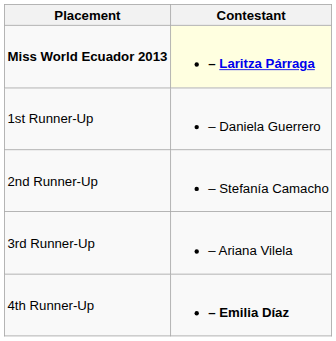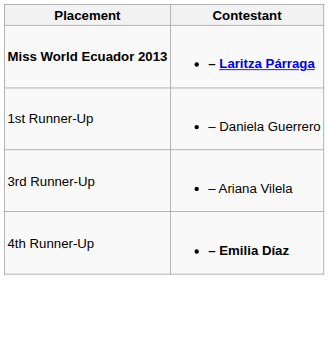(251, 64) lightyellow background -> (247, 64) no background
- row: (53, 181)
